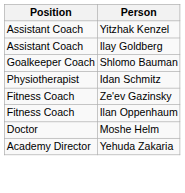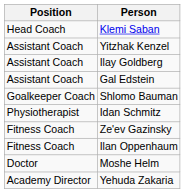+ row: (130, 29)
+ row: (127, 79)
